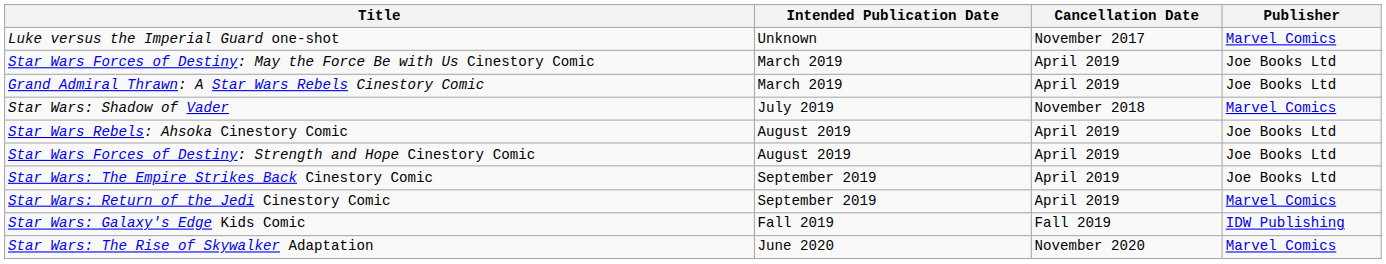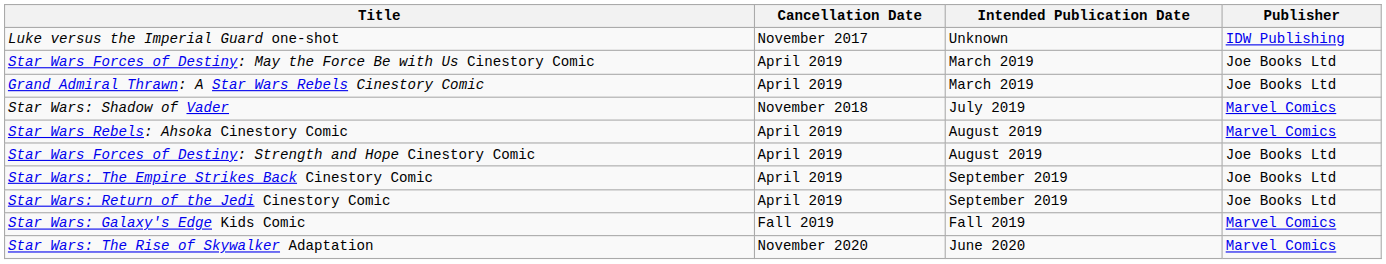columns swapped: (893, 16) <-> (1127, 16)
(1281, 39) Marvel Comics -> (1285, 39) IDW Publishing
(1281, 132) Joe Books Ltd -> (1281, 132) Marvel Comics
(1281, 201) Marvel Comics -> (1281, 201) Joe Books Ltd
(1285, 224) IDW Publishing -> (1281, 224) Marvel Comics
